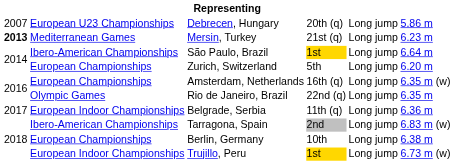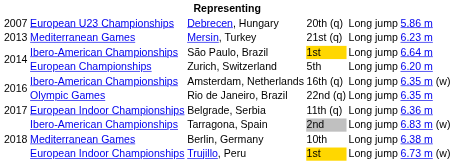(16, 38) bold -> (16, 38) normal
(91, 81) European Championships -> (104, 81) Ibero-American Championships
(91, 139) European Championships -> (83, 139) Mediterranean Games
